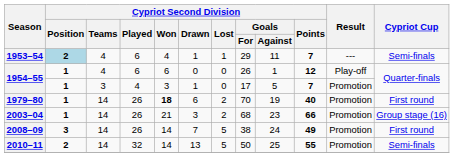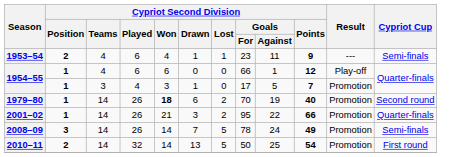(66, 56) lightblue background -> (66, 56) no background
(246, 56) 29 -> (246, 56) 23
(311, 56) 7 -> (311, 56) 9
(246, 71) 26 -> (246, 71) 66
(412, 101) First round -> (405, 101) Second round
+ row: (25, 116)
- row: (25, 116)
(246, 130) 38 -> (246, 130) 78
(412, 130) First round -> (405, 130) Semi-finals
(311, 145) 55 -> (311, 145) 54
(412, 145) Semi-finals -> (405, 145) First round
